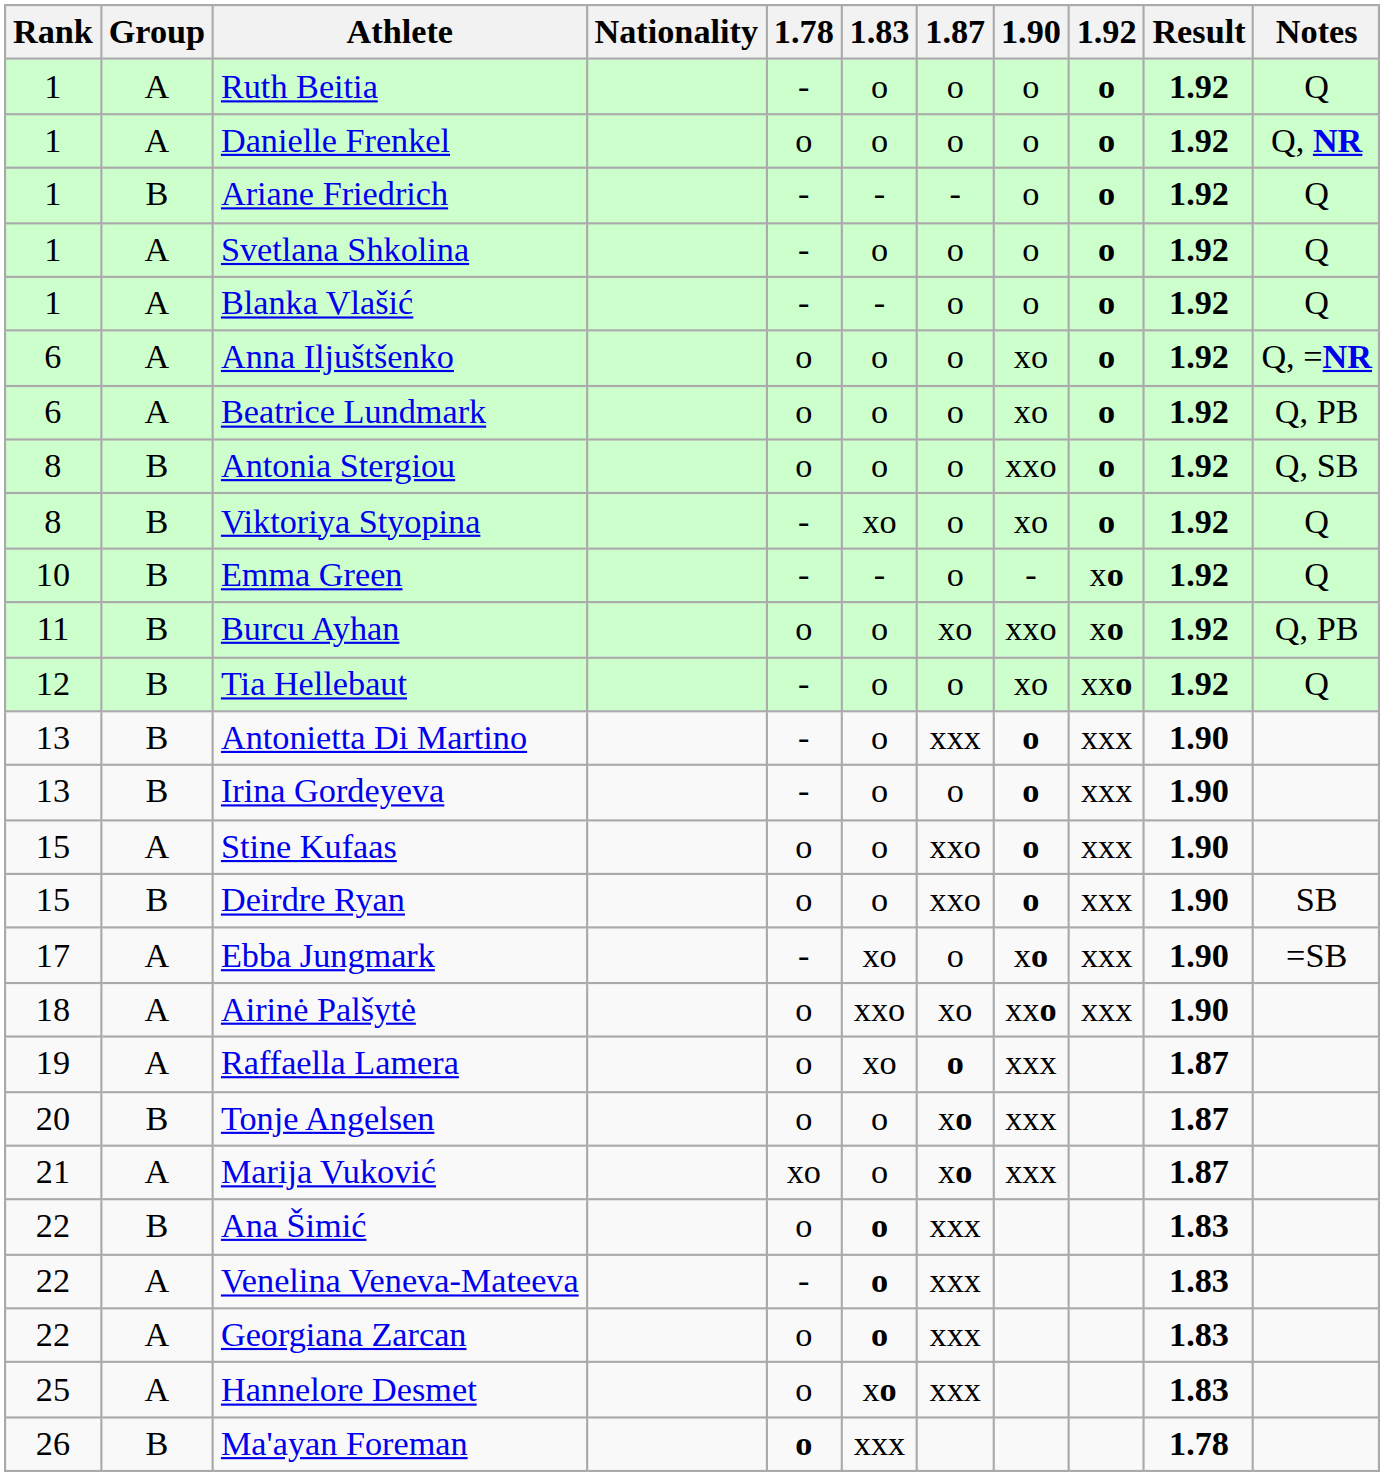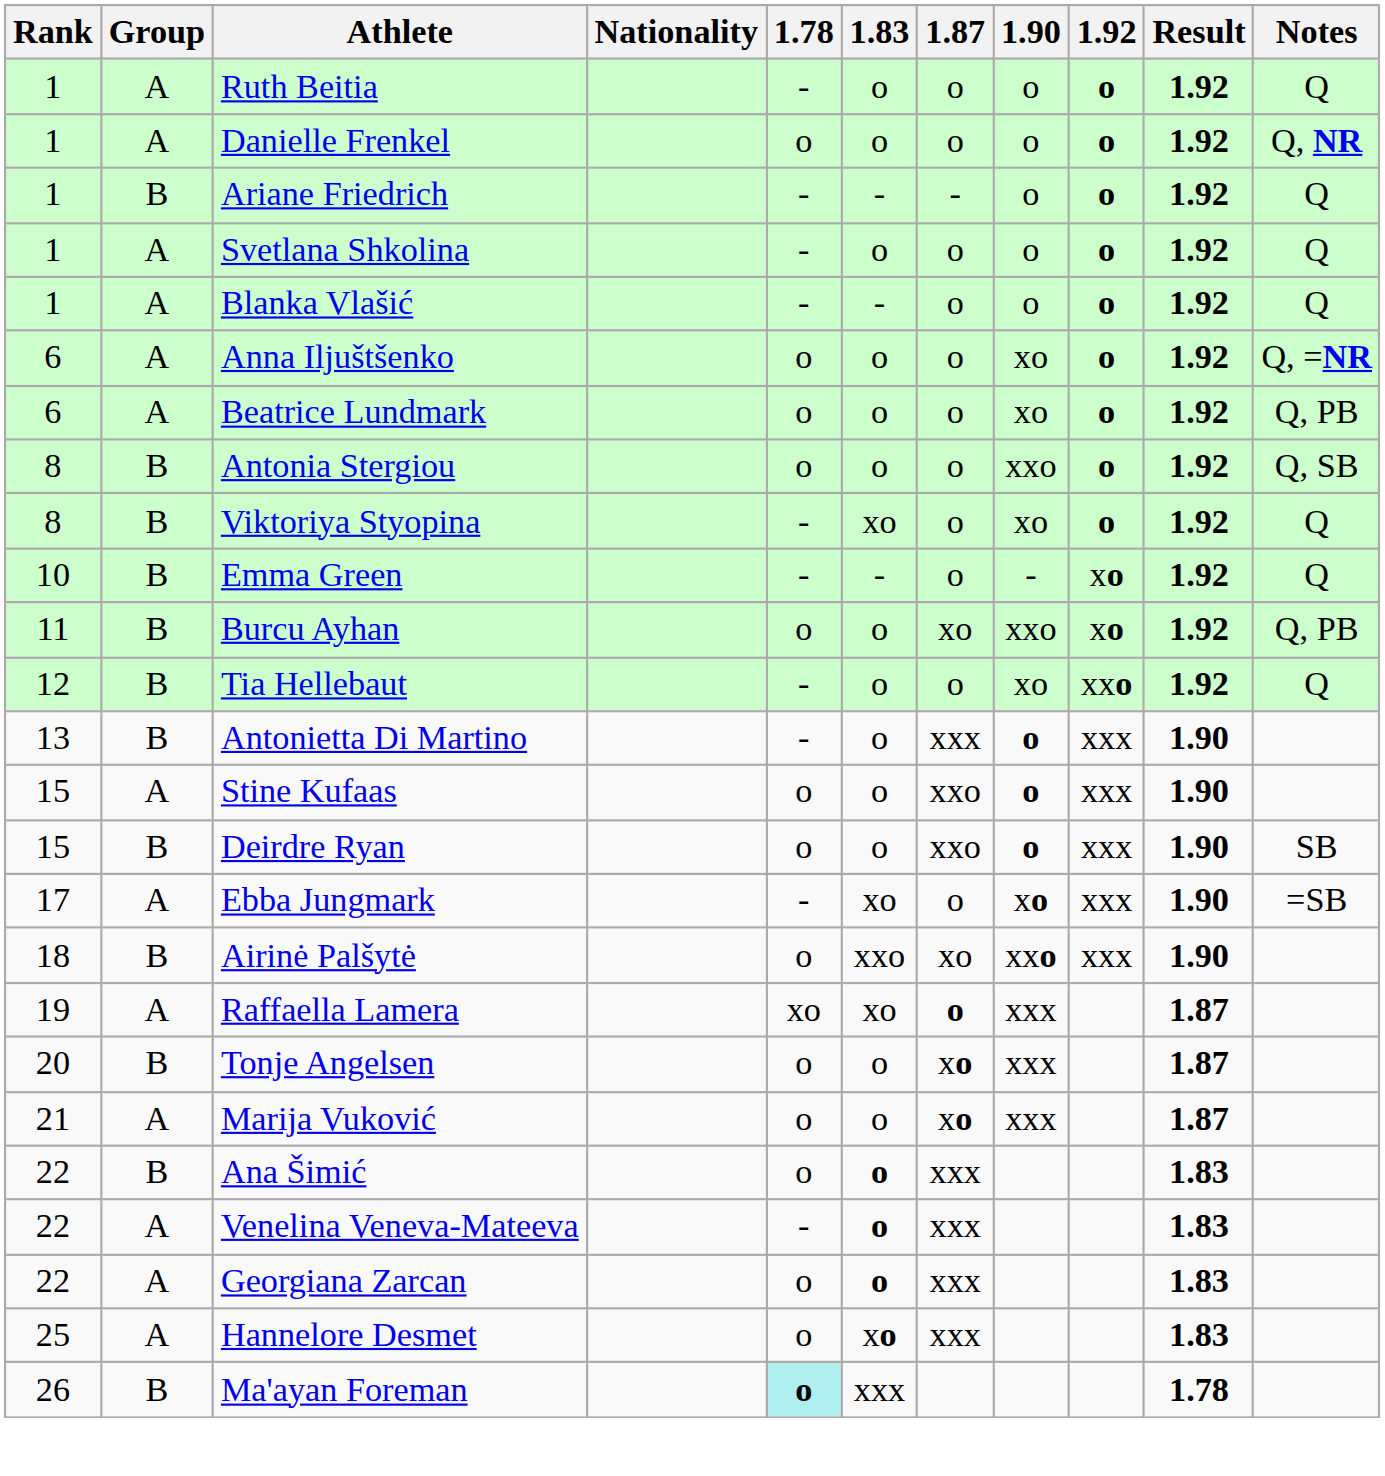- row: (333, 791)
(157, 1009) A -> (157, 954) B
(804, 1063) o -> (804, 1009) xo
(804, 1172) xo -> (804, 1117) o
(804, 1443) no background -> (804, 1389) paleturquoise background
